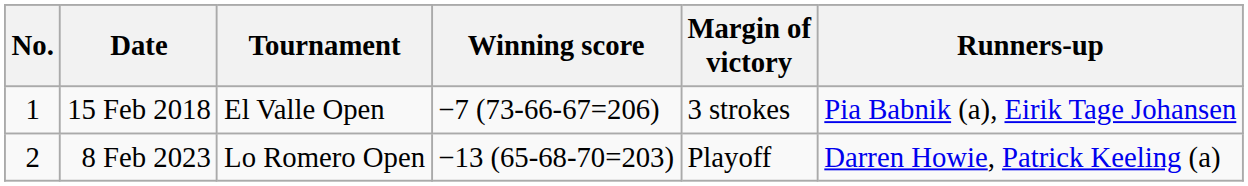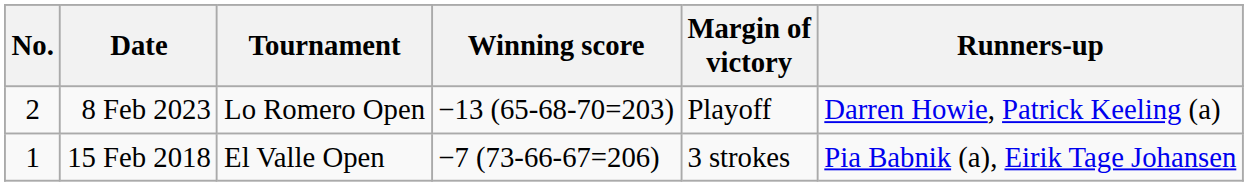rows swapped: (139, 109) <-> (146, 157)
